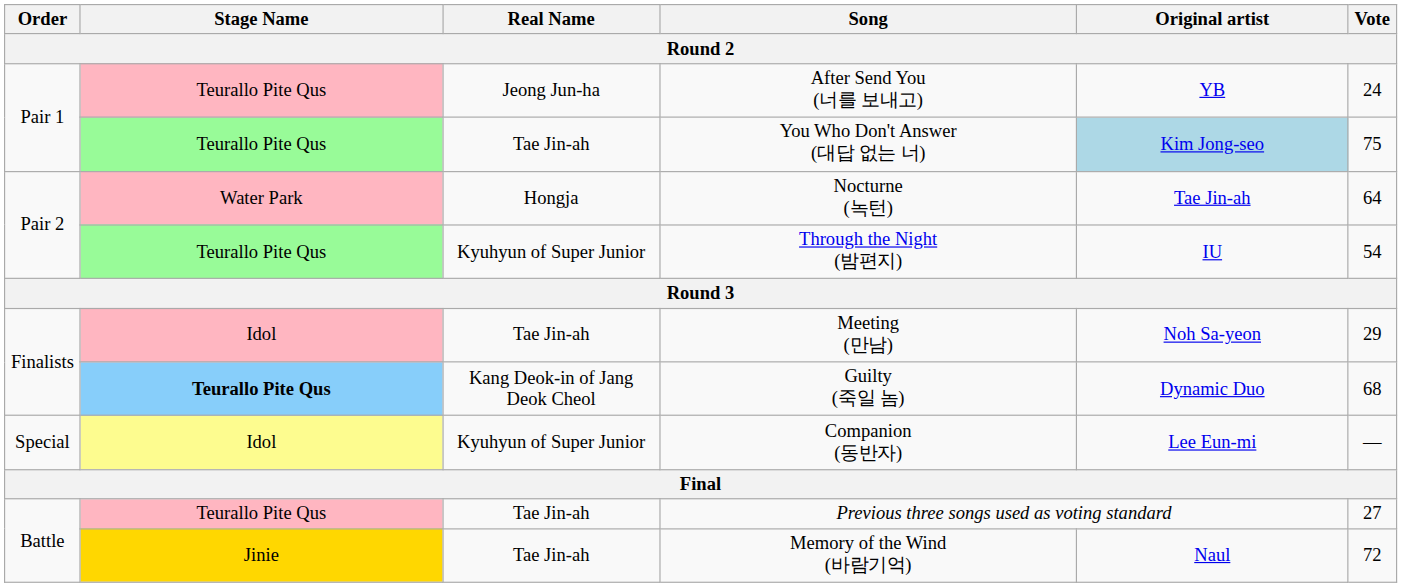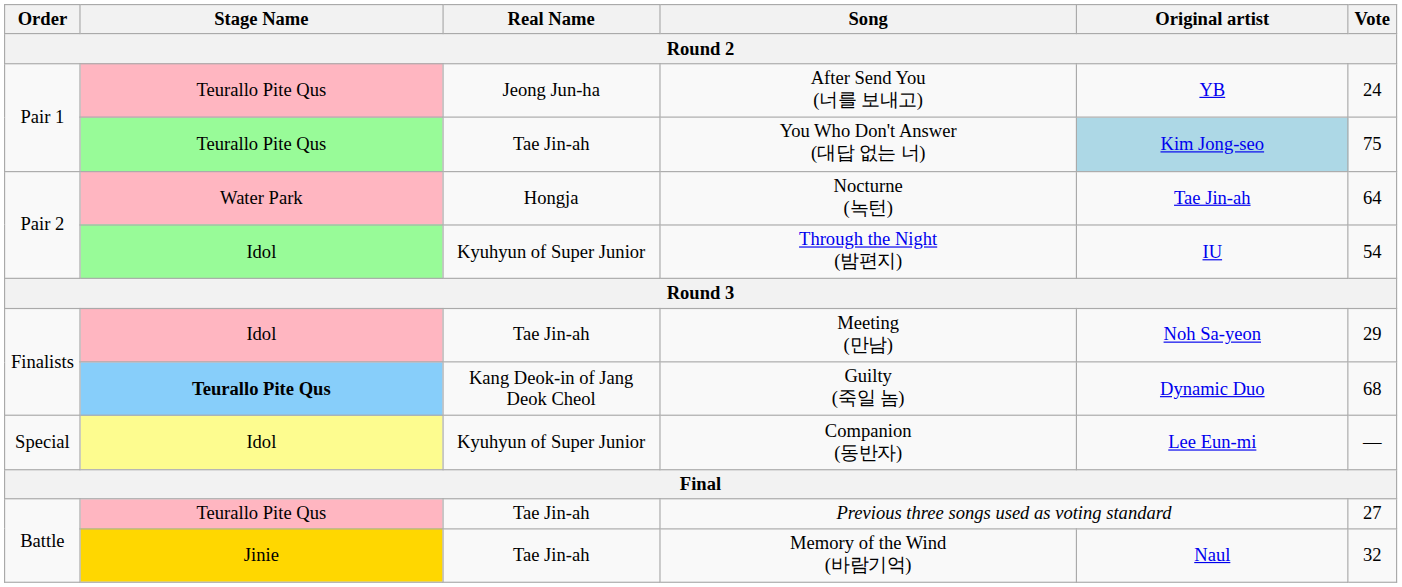(261, 251) Teurallo Pite Qus -> (261, 251) Idol
(1372, 555) 72 -> (1372, 555) 32
